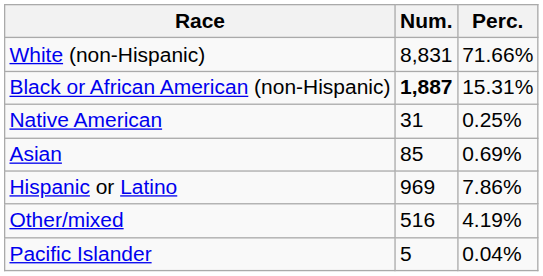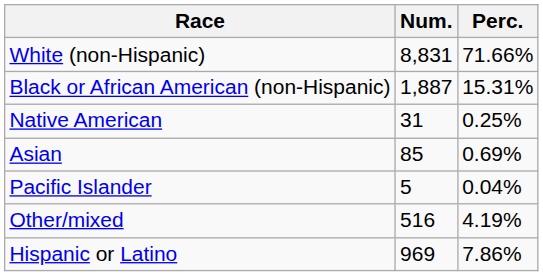(426, 87) bold -> (426, 87) normal
rows swapped: (81, 253) <-> (93, 187)
